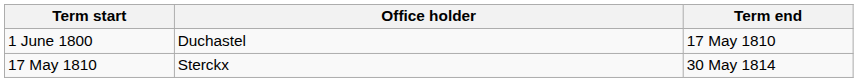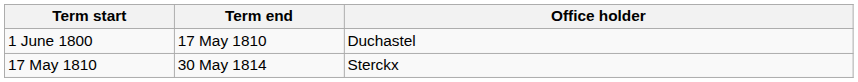columns swapped: (768, 16) <-> (429, 16)
